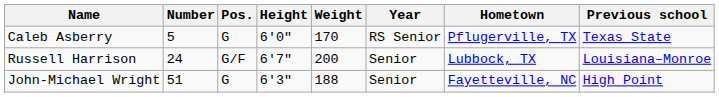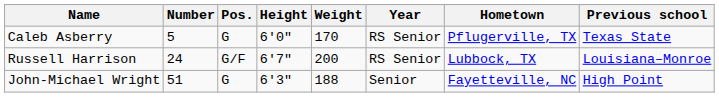(393, 59) Senior -> (405, 59) RS Senior
